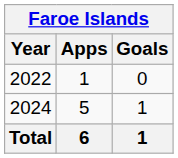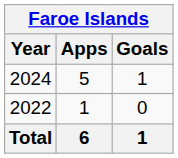rows swapped: (31, 78) <-> (31, 108)
